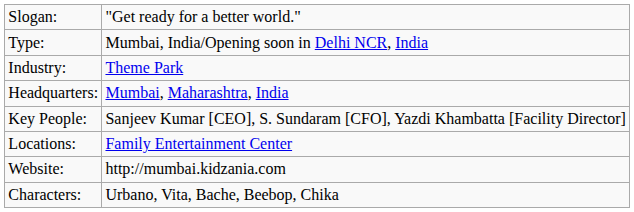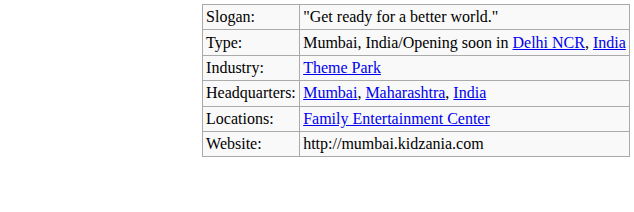- row: (48, 118)
- row: (45, 194)
